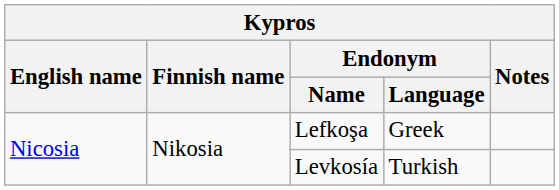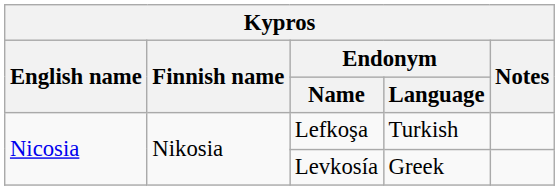(416, 130) Greek -> (423, 130) Turkish
(423, 166) Turkish -> (416, 166) Greek
